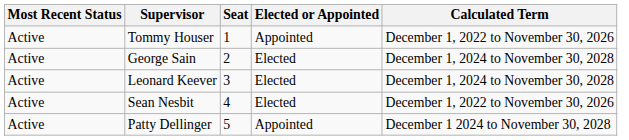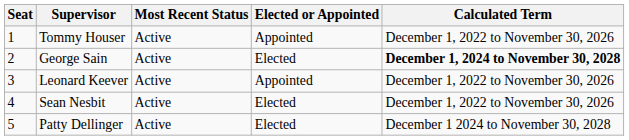columns swapped: (236, 15) <-> (65, 15)
(500, 59) normal -> (503, 59) bold
(275, 80) Elected -> (284, 80) Appointed
(500, 80) December 1, 2024 to November 30, 2028 -> (500, 80) December 1, 2022 to November 30, 2026
(284, 124) Appointed -> (275, 124) Elected
